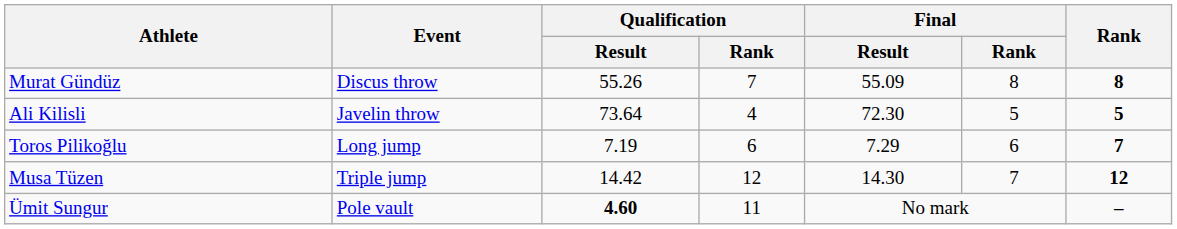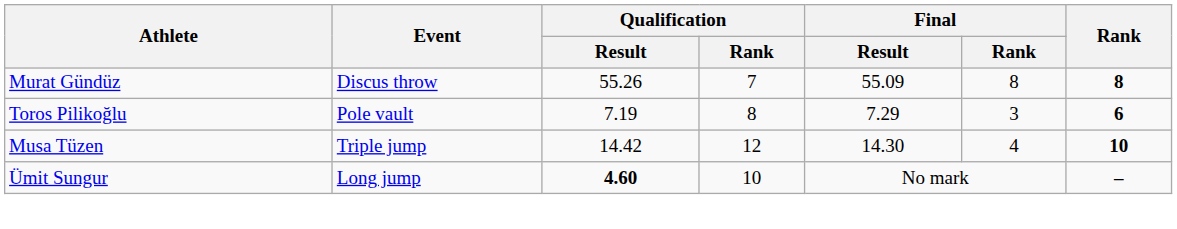- row: (47, 114)
(379, 145) Long jump -> (375, 114) Pole vault
(752, 145) 6 -> (752, 114) 8
(1014, 145) 6 -> (1014, 114) 3
(1119, 145) 7 -> (1119, 114) 6
(1014, 177) 7 -> (1014, 145) 4
(1119, 177) 12 -> (1119, 145) 10
(375, 208) Pole vault -> (379, 177) Long jump
(752, 208) 11 -> (752, 177) 10
